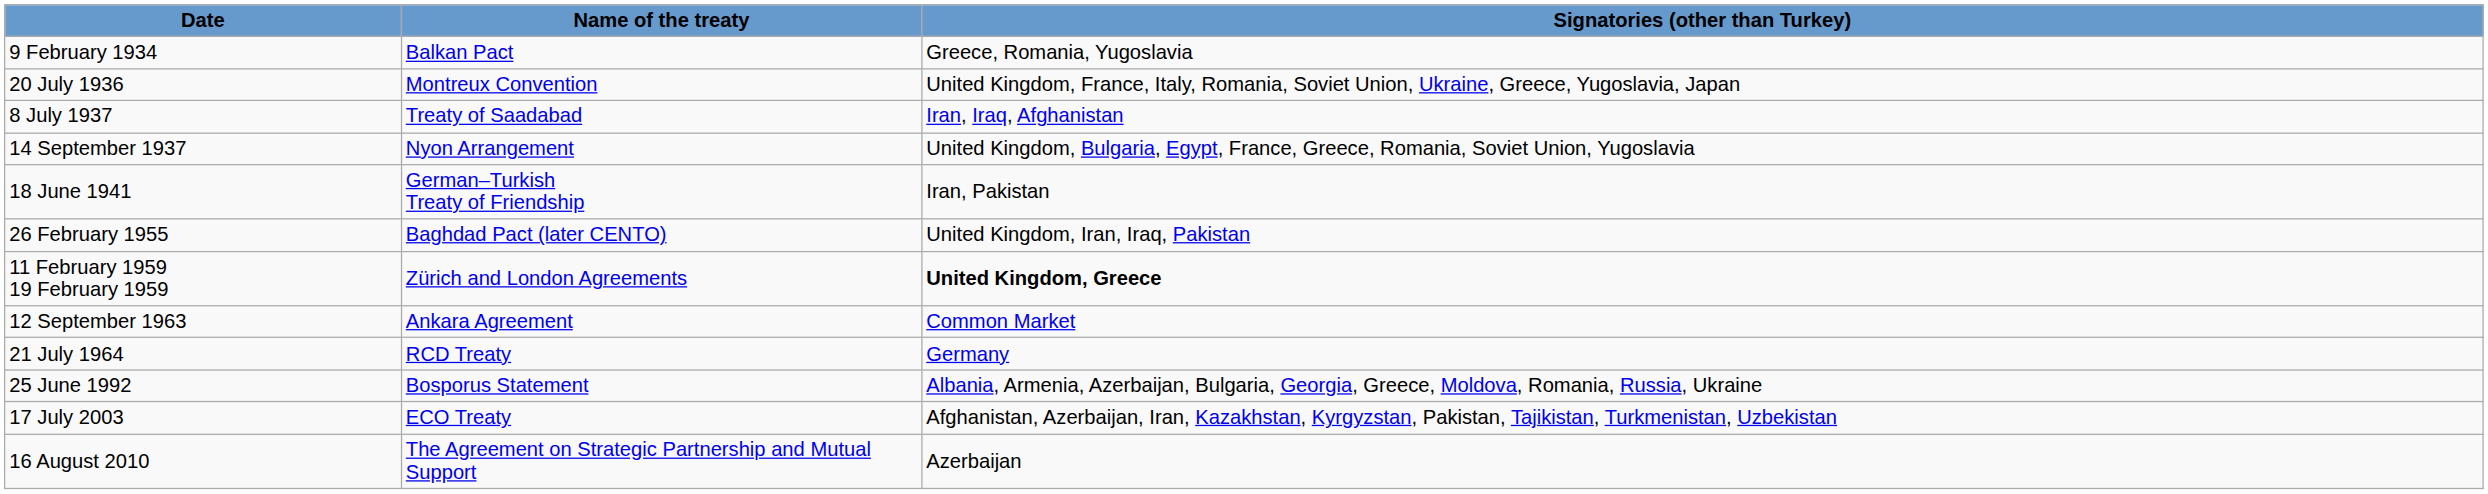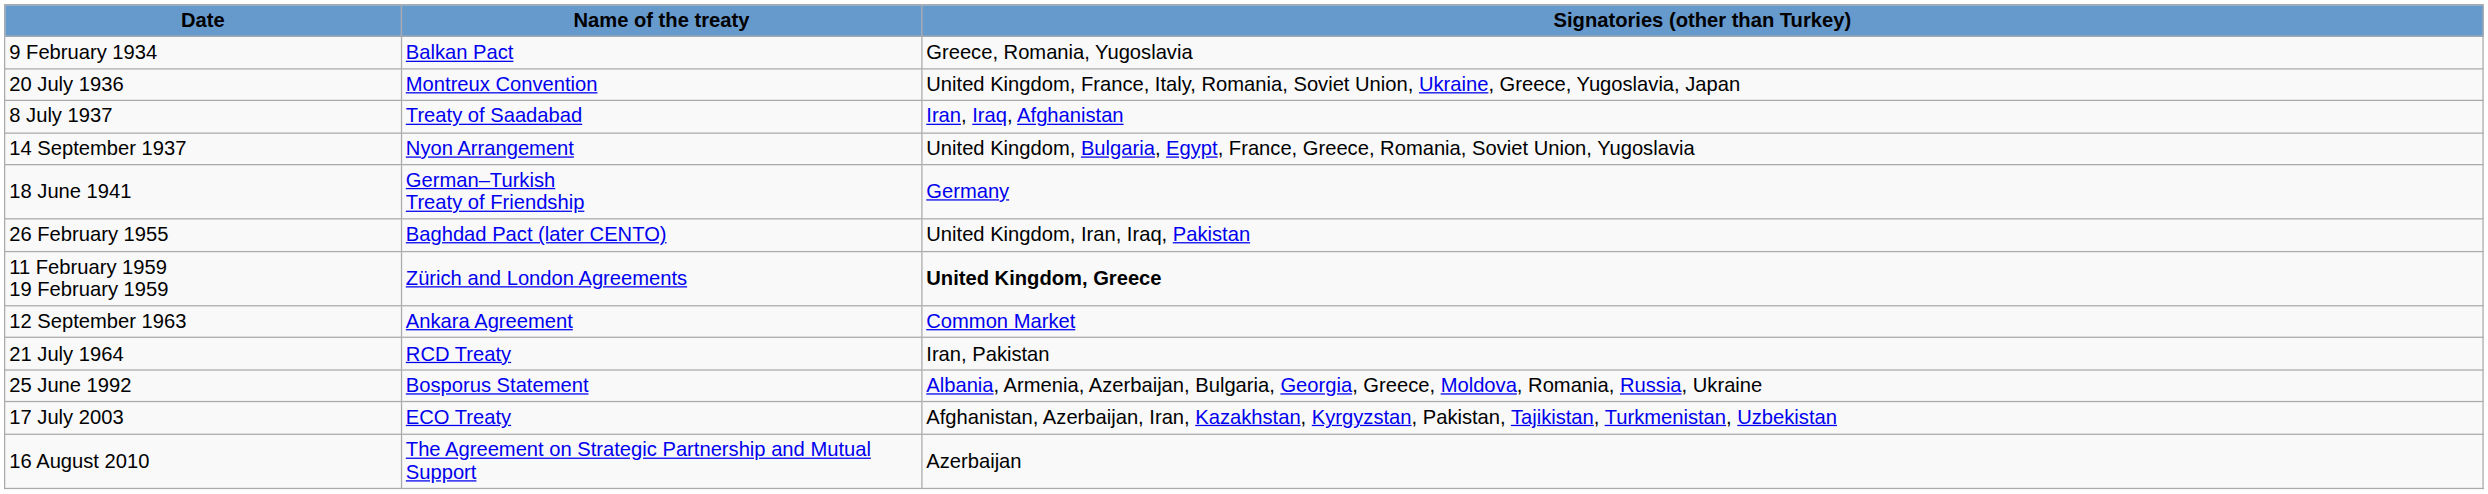(988, 191) Iran, Pakistan -> (968, 191) Germany
(968, 353) Germany -> (988, 353) Iran, Pakistan
